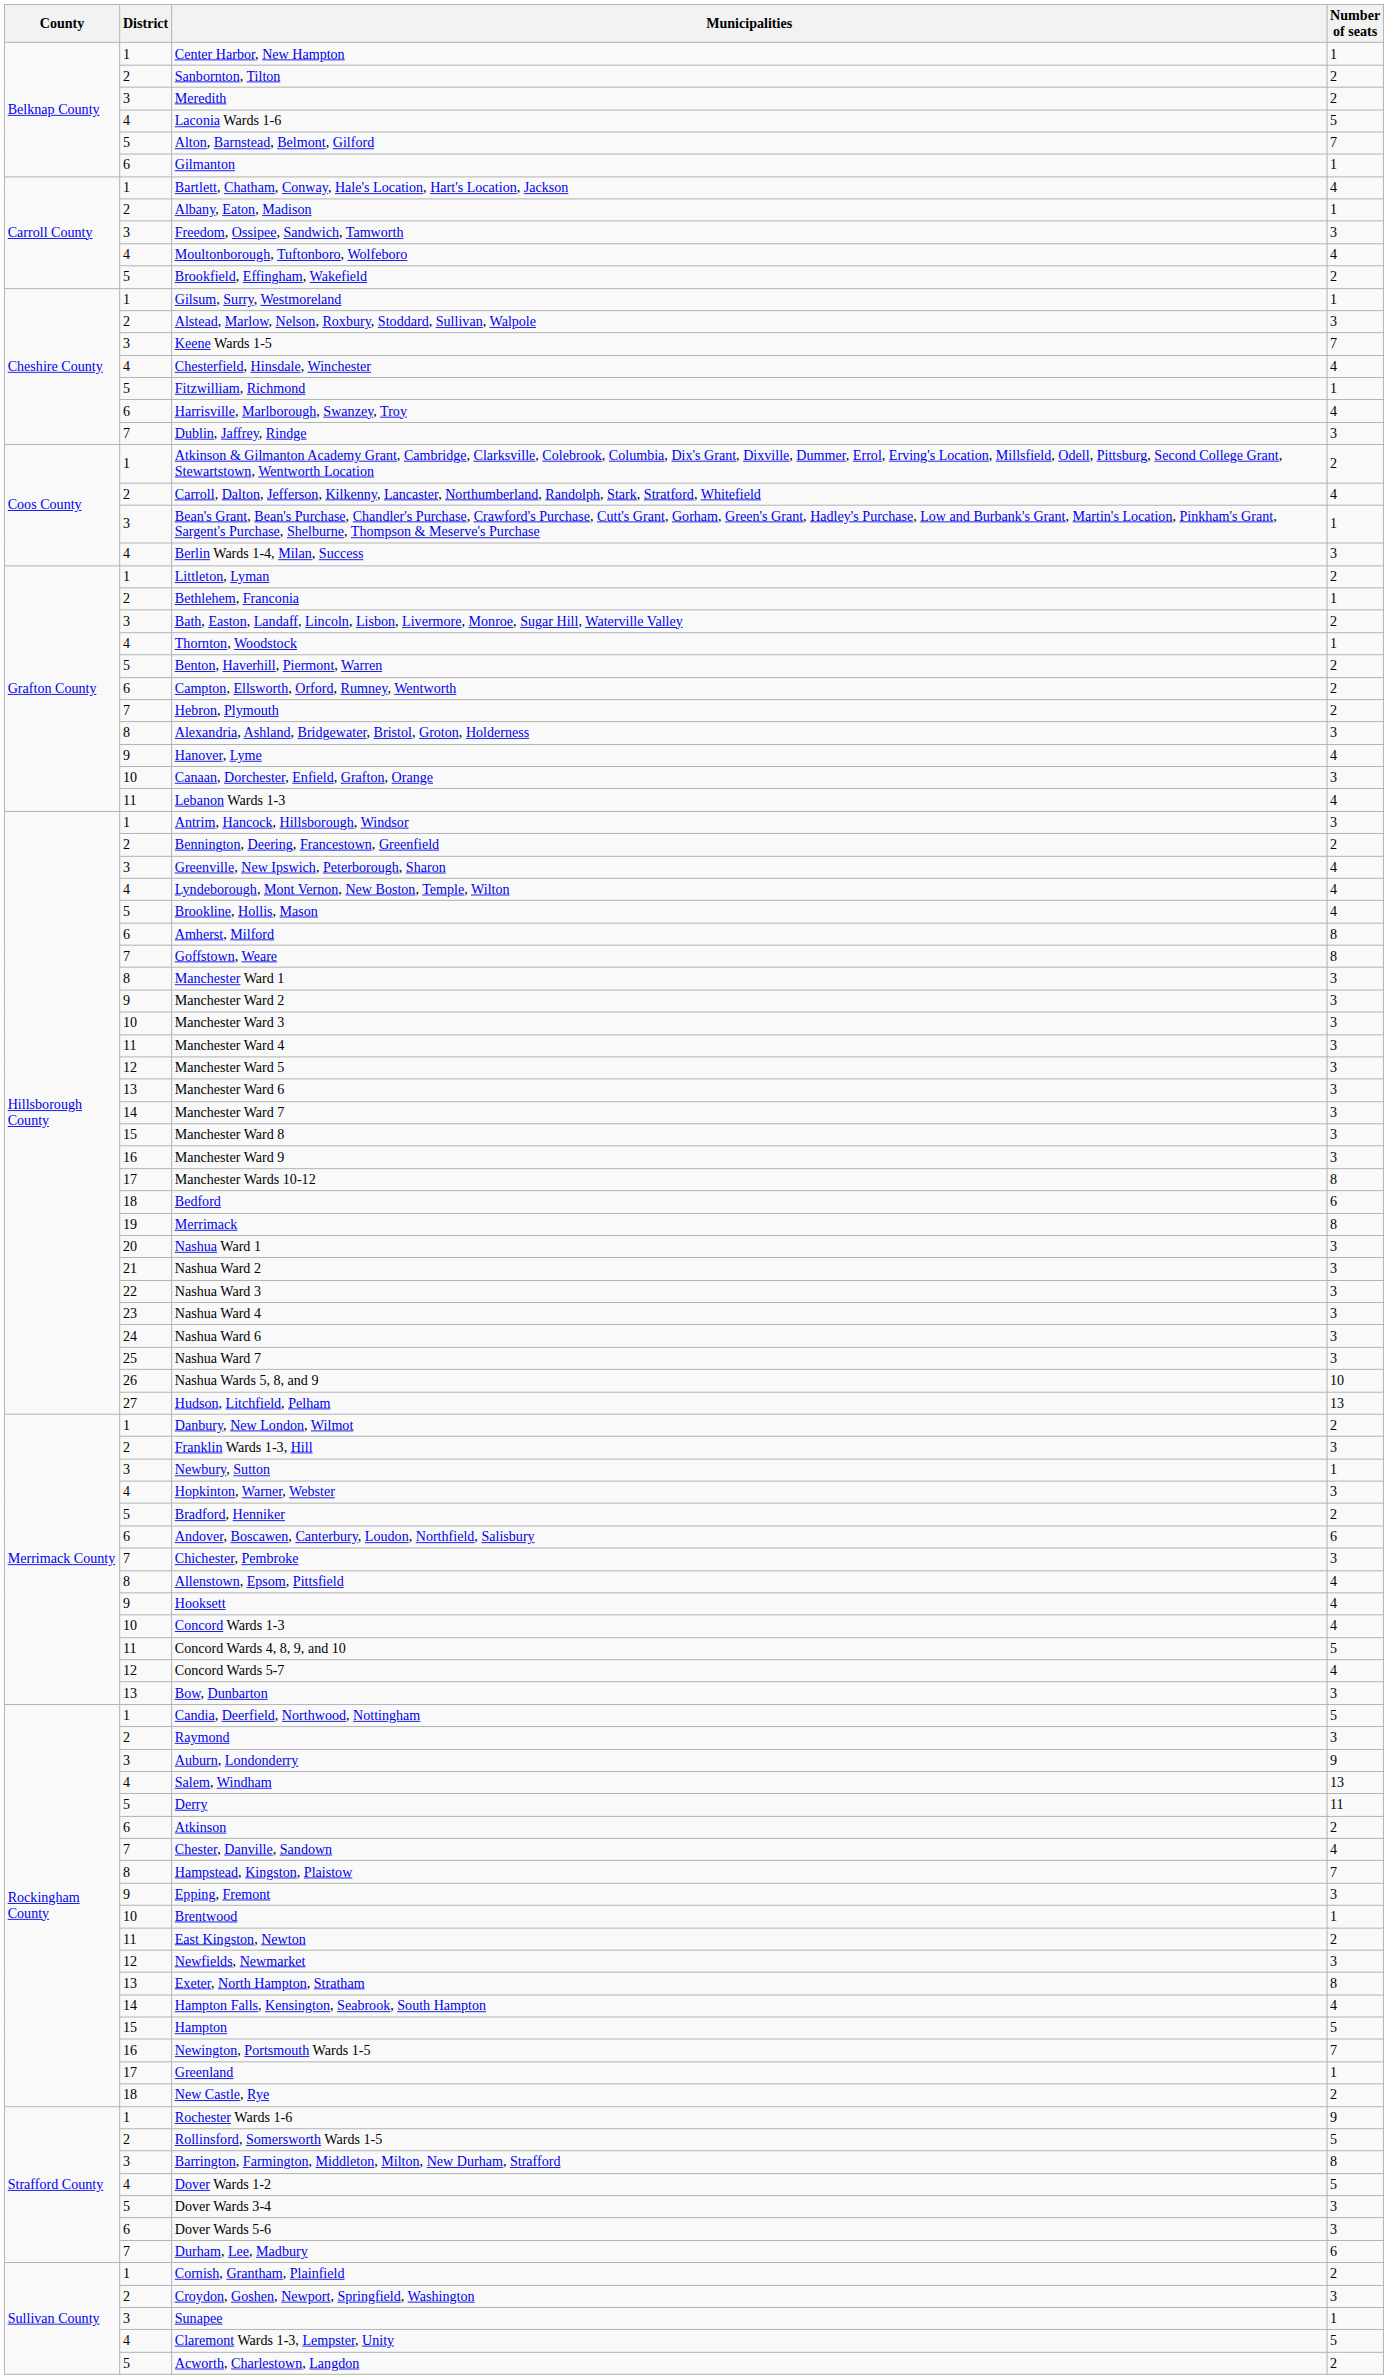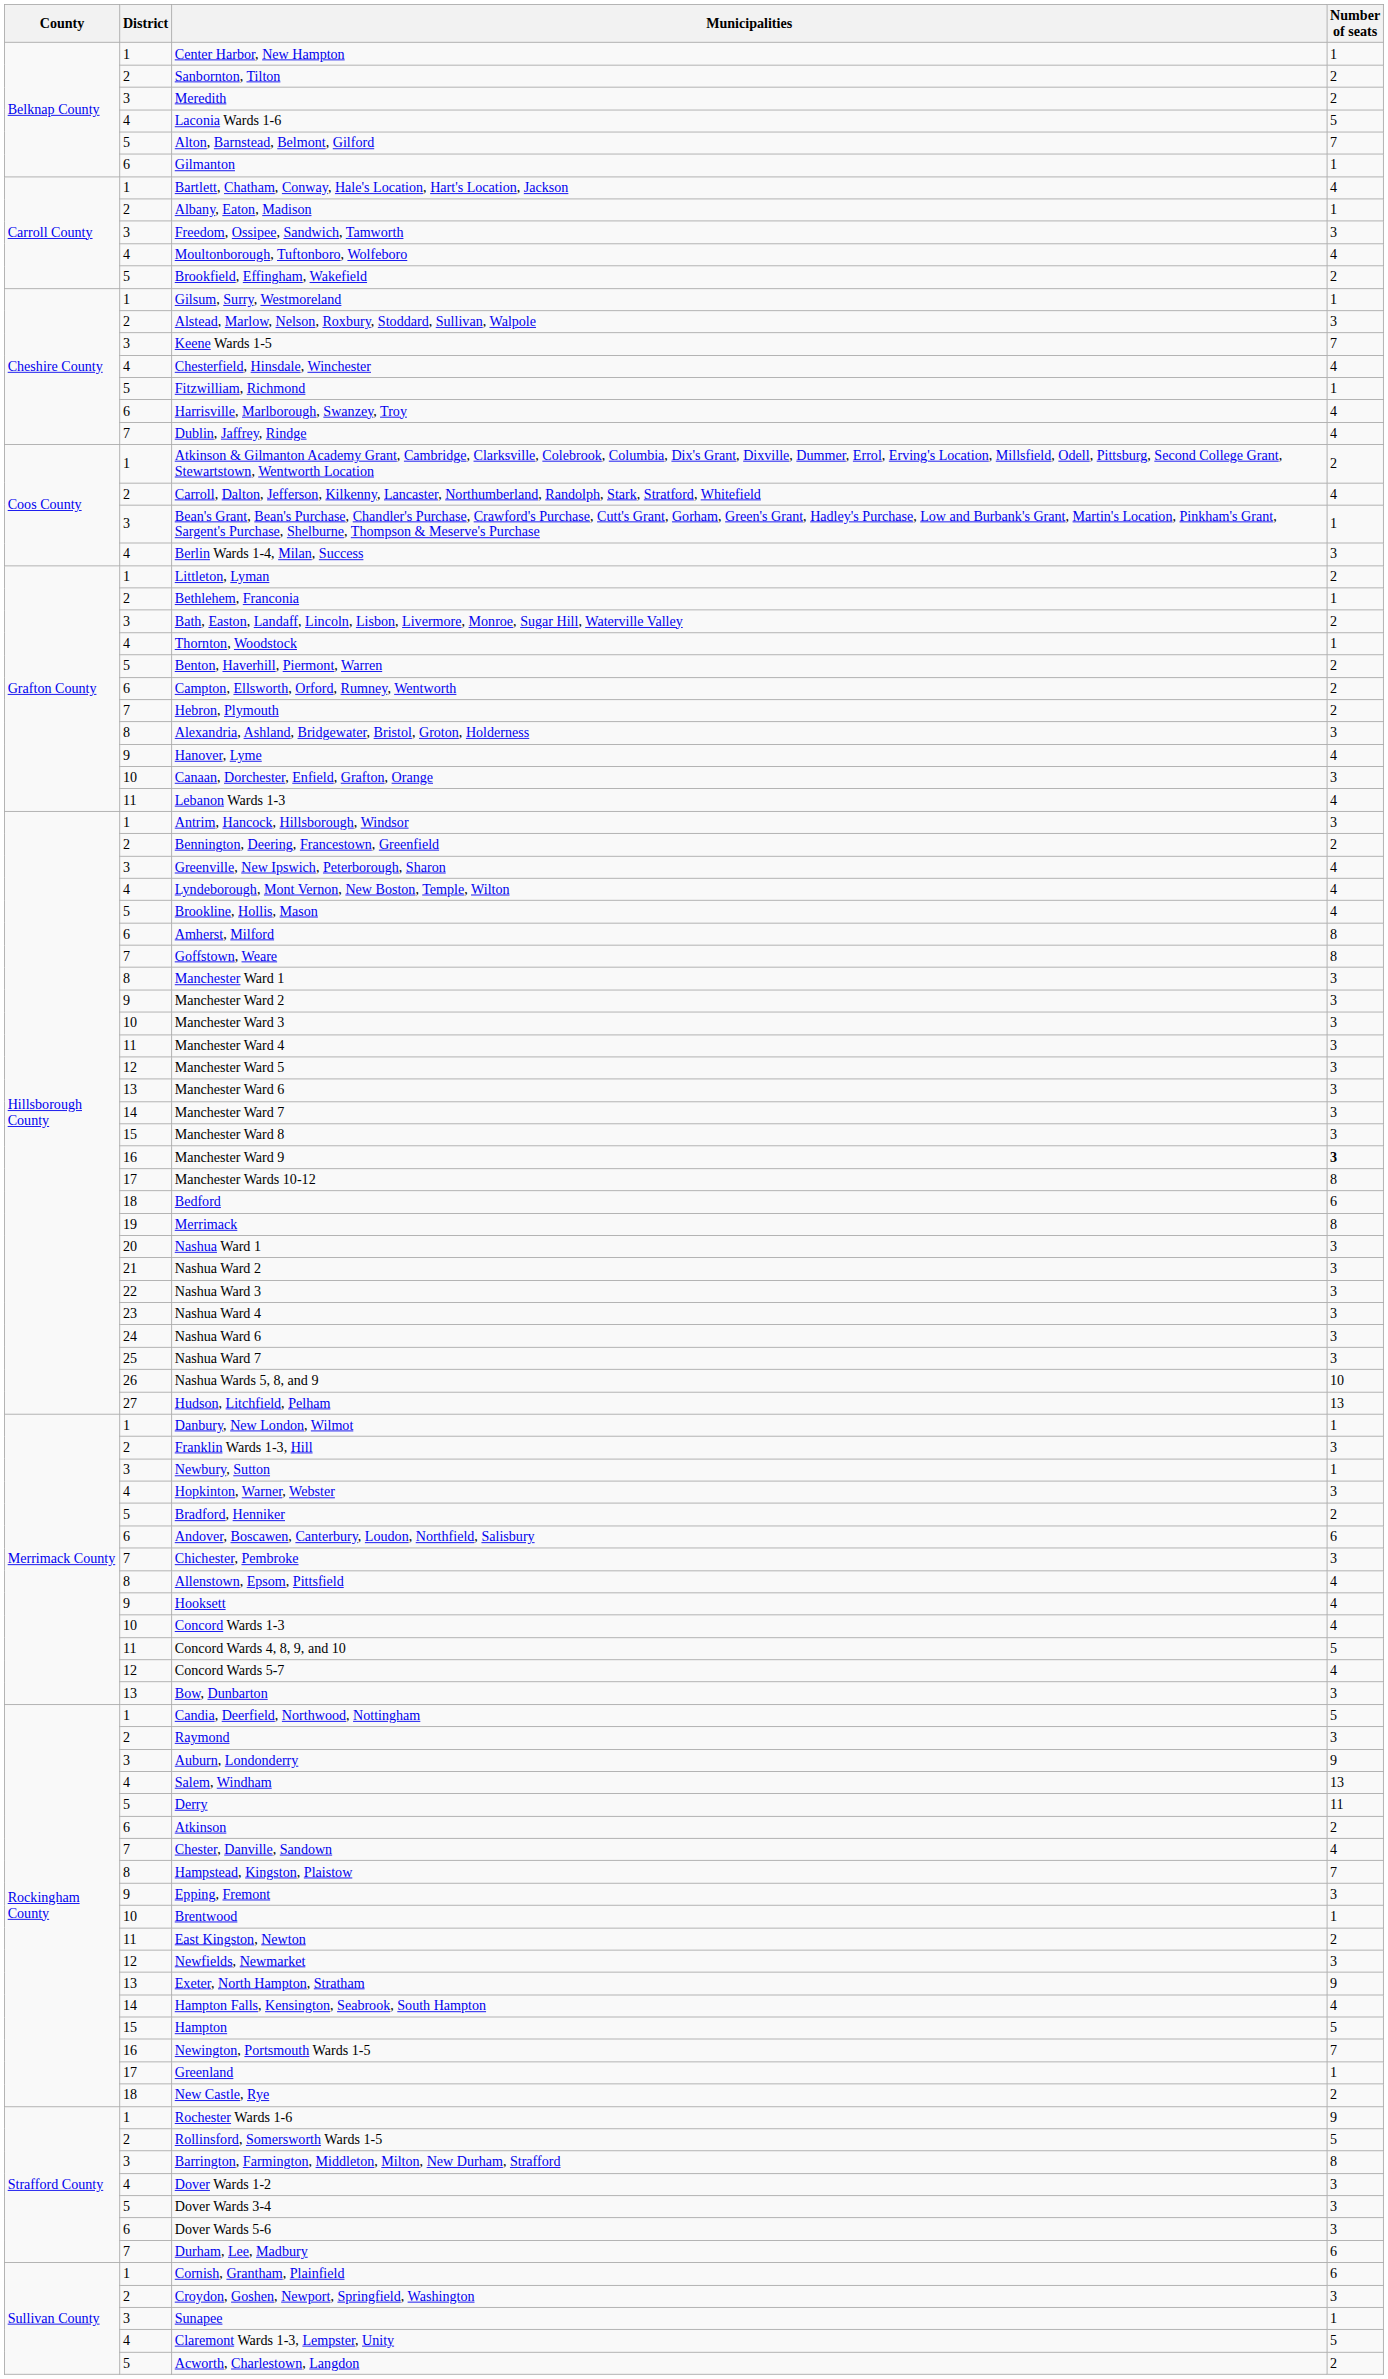(1334, 433) 3 -> (1334, 433) 4
(1334, 1157) normal -> (1334, 1157) bold
(1334, 1425) 2 -> (1334, 1425) 1
(1334, 1983) 8 -> (1334, 1983) 9
(1334, 2184) 5 -> (1334, 2184) 3
(1334, 2273) 2 -> (1334, 2273) 6
